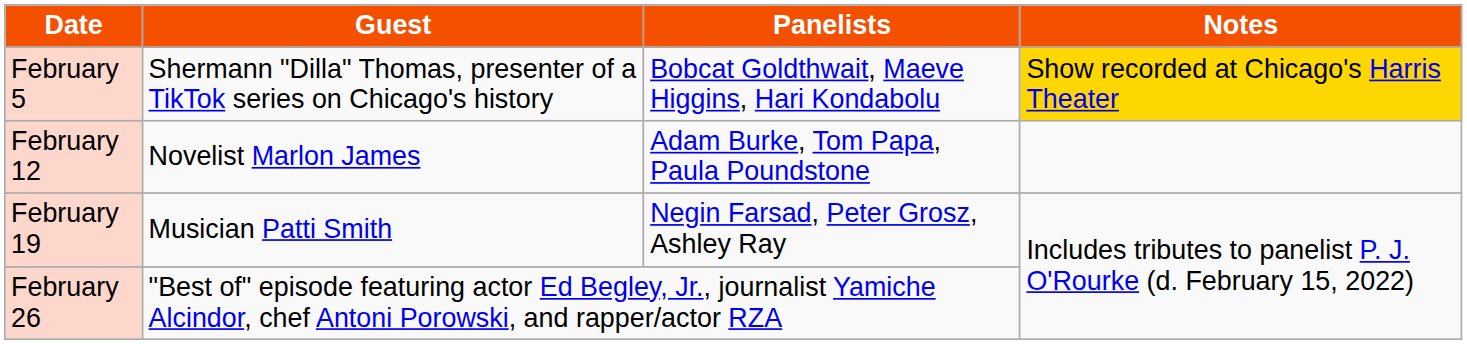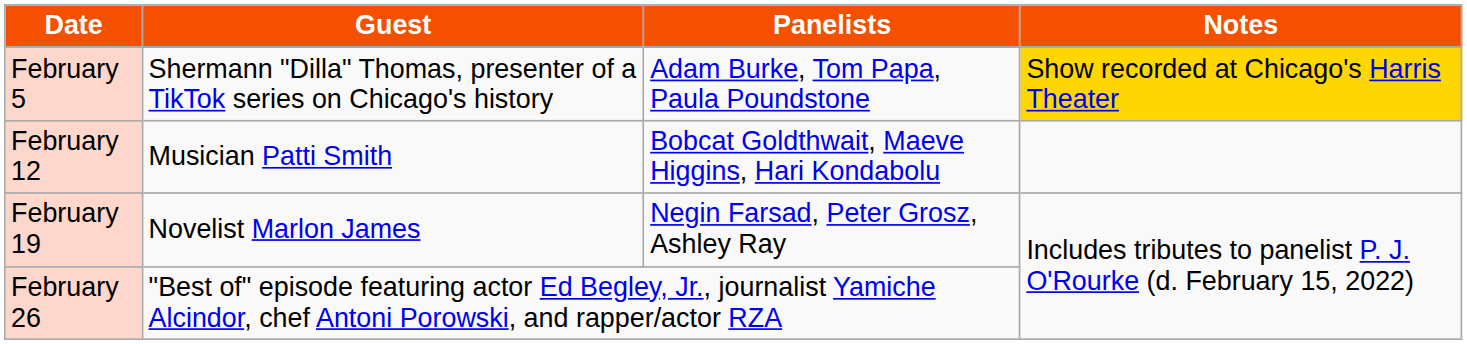(807, 83) Bobcat Goldthwait, Maeve Higgins, Hari Kondabolu -> (796, 83) Adam Burke, Tom Papa, Paula Poundstone
(285, 156) Novelist Marlon James -> (270, 156) Musician Patti Smith
(796, 156) Adam Burke, Tom Papa, Paula Poundstone -> (807, 156) Bobcat Goldthwait, Maeve Higgins, Hari Kondabolu
(270, 229) Musician Patti Smith -> (285, 229) Novelist Marlon James
